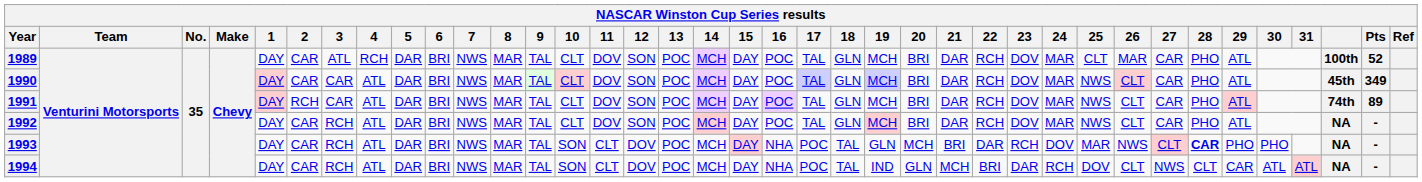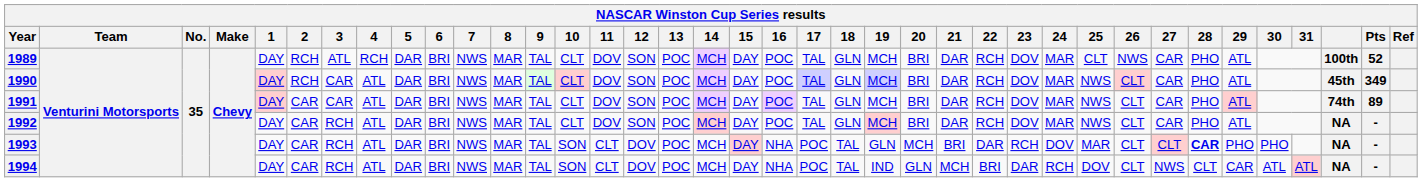(305, 58) CAR -> (305, 58) RCH
(1132, 58) MAR -> (1133, 58) NWS
(305, 80) CAR -> (305, 80) RCH
(305, 102) RCH -> (305, 102) CAR
(1133, 145) NWS -> (1133, 145) CLT
